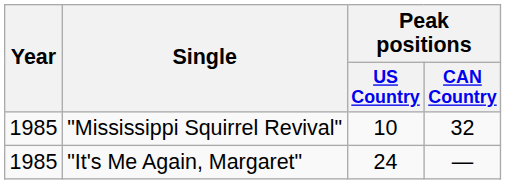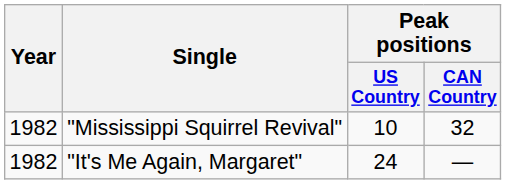(33, 128) 1985 -> (33, 128) 1982
(33, 162) 1985 -> (33, 162) 1982
